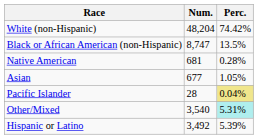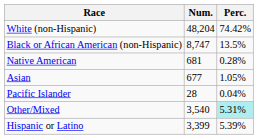(233, 93) khaki background -> (233, 93) no background
(198, 126) 3,492 -> (198, 126) 3,399
